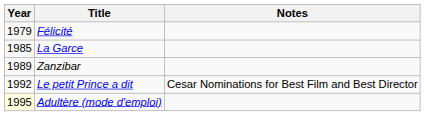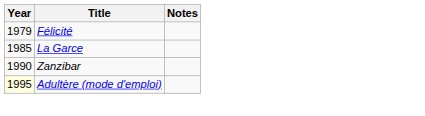(19, 66) 1989 -> (19, 66) 1990
- row: (85, 84)
